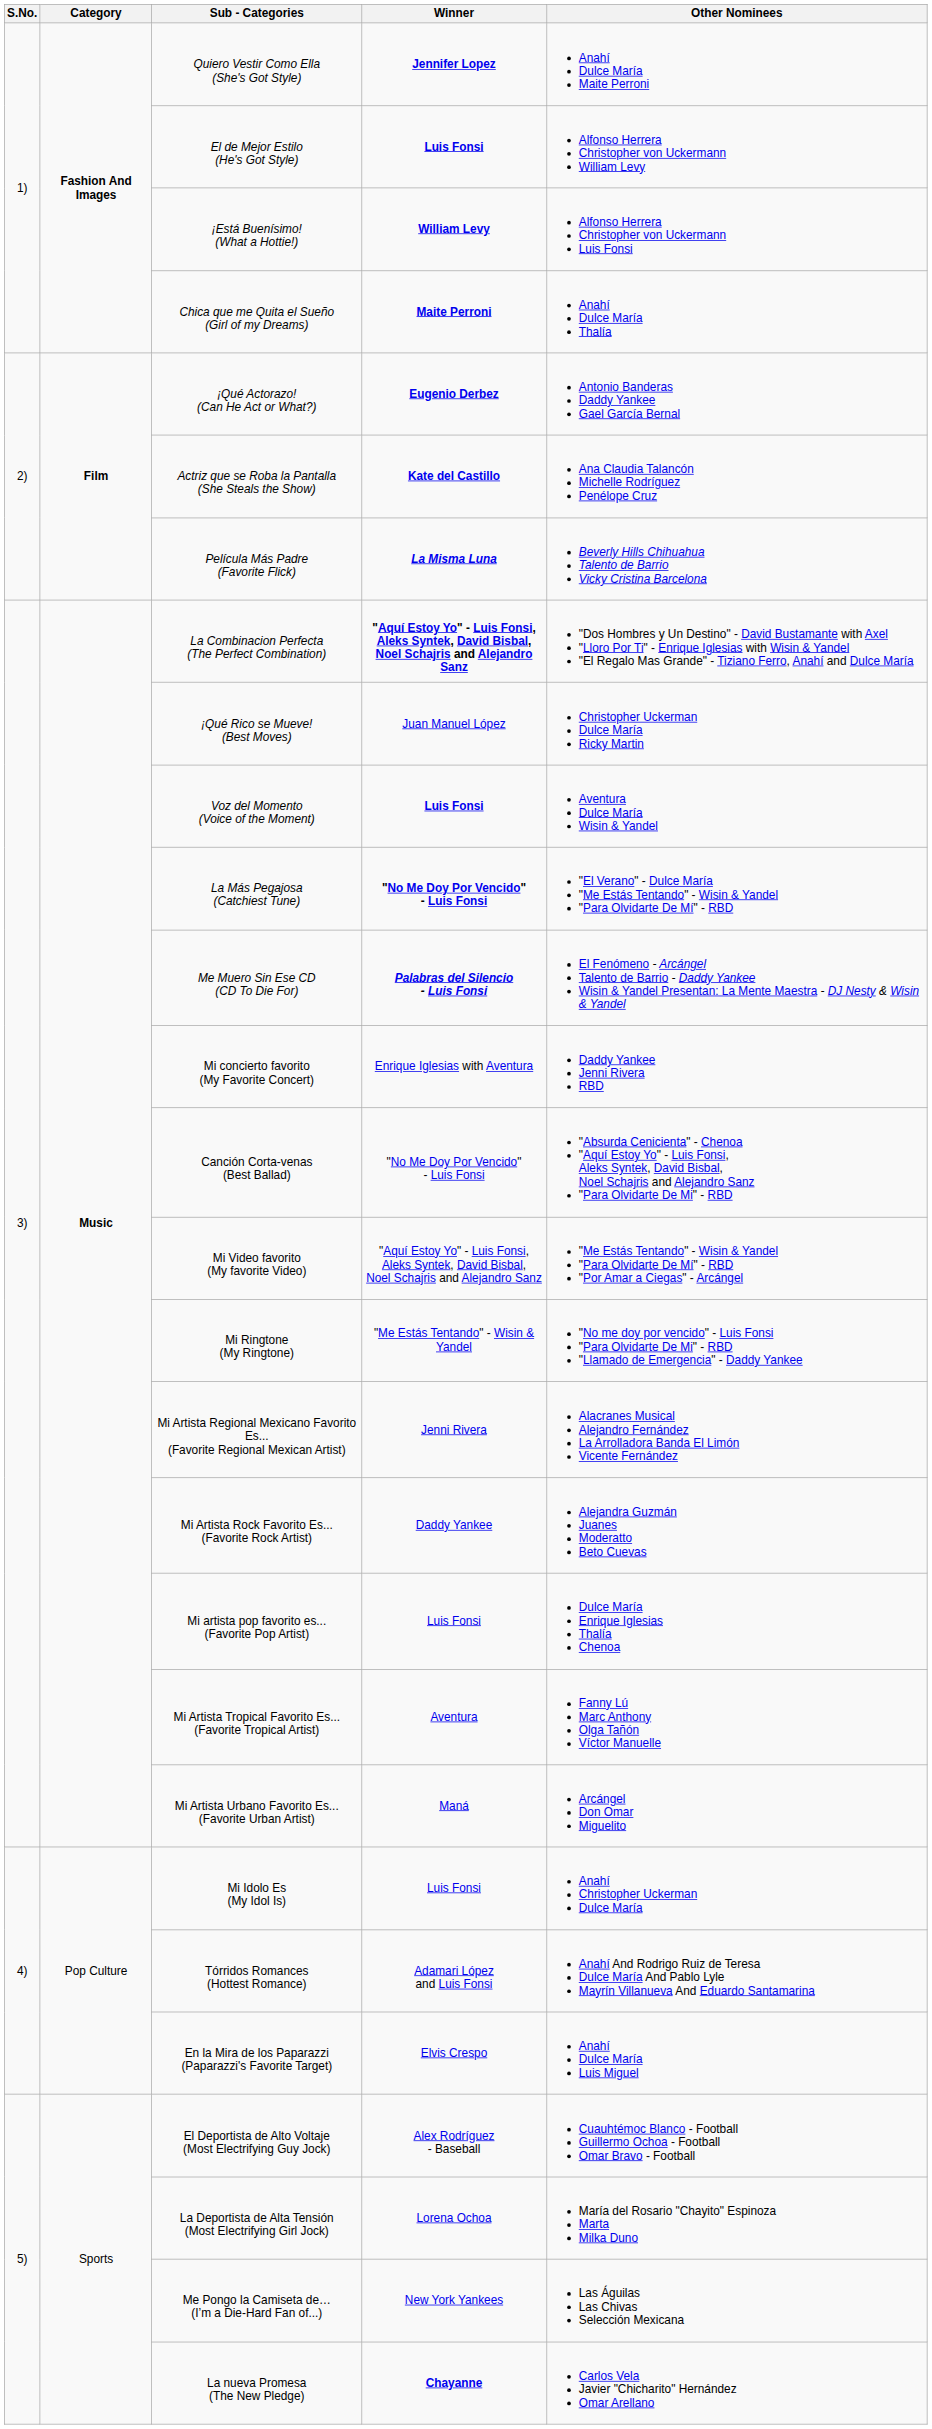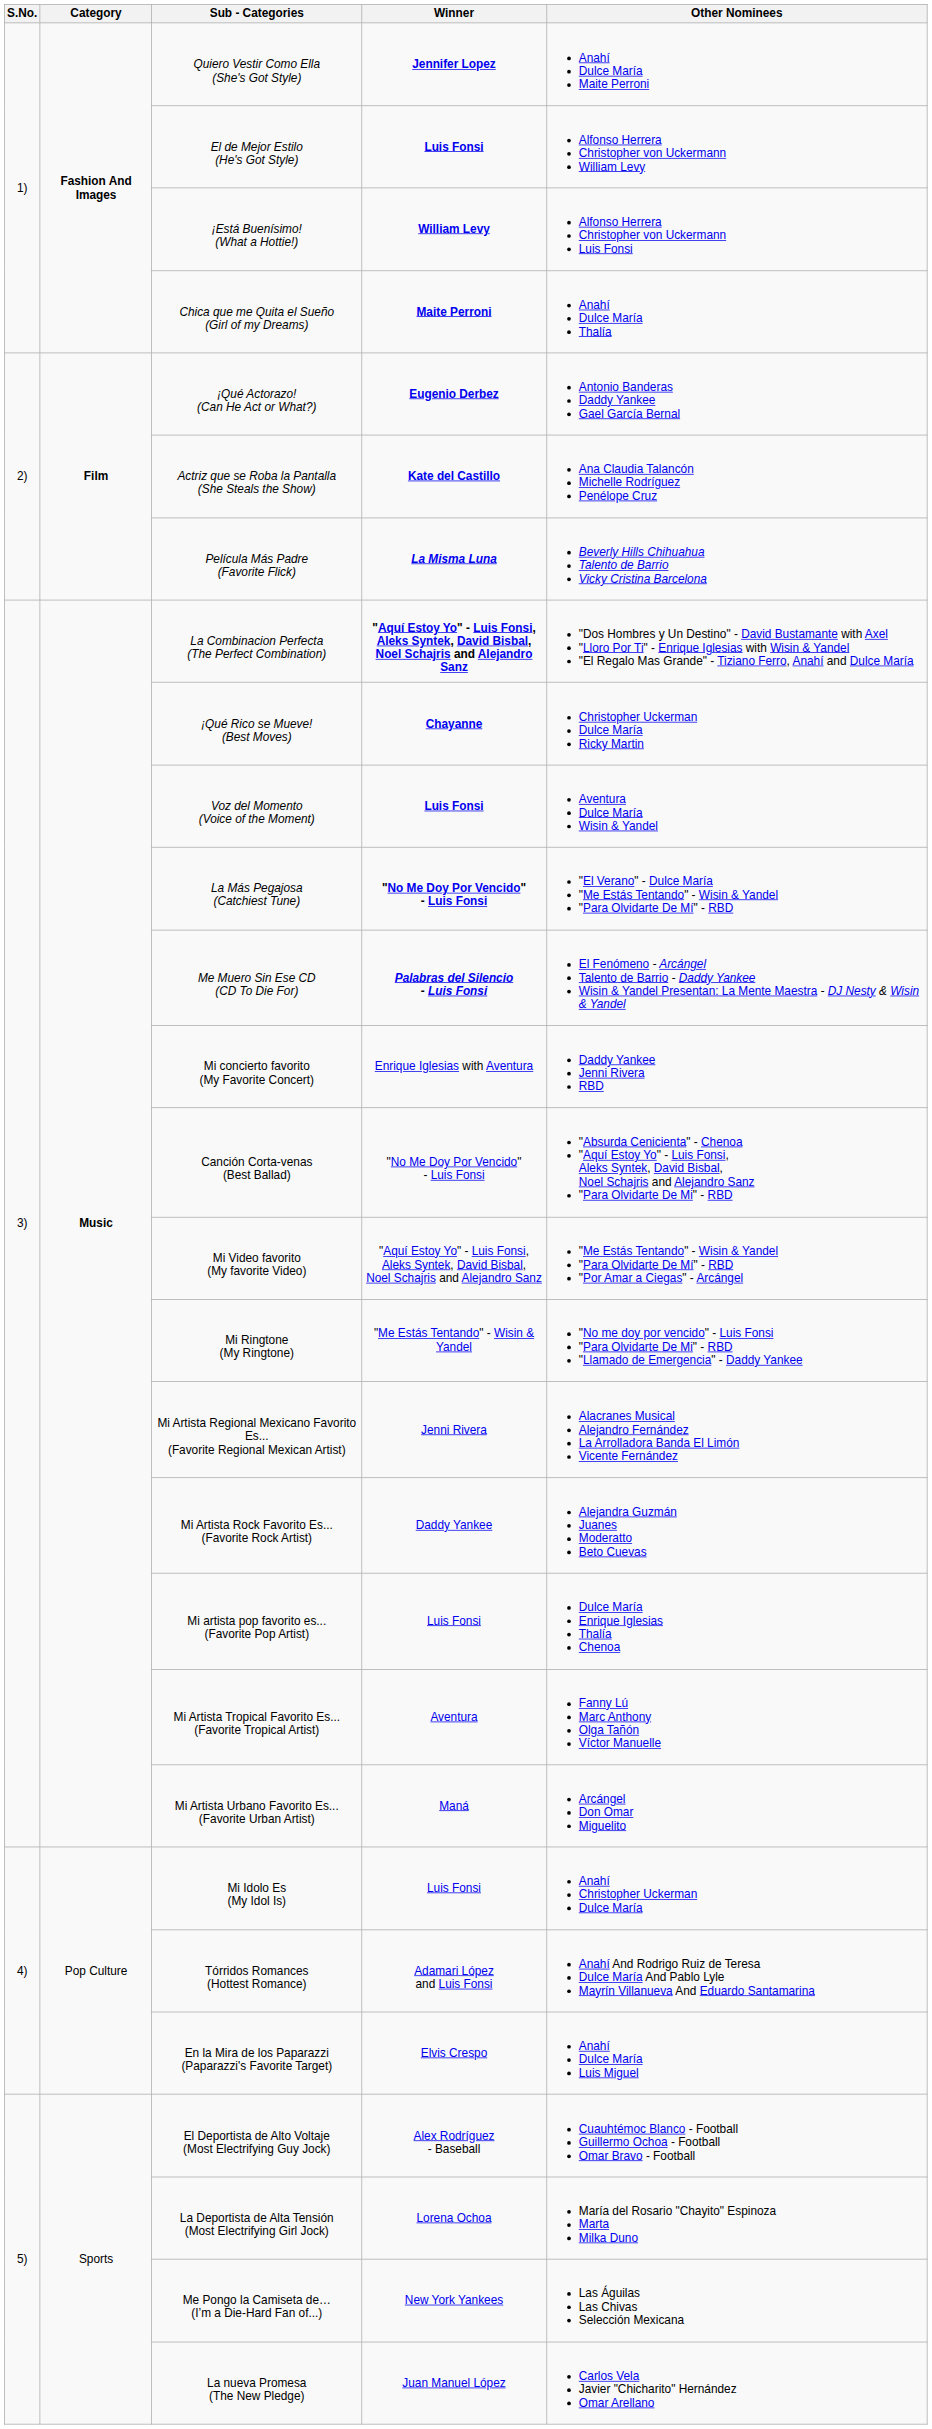(454, 723) Juan Manuel López -> (454, 723) Chayanne
(454, 2382) Chayanne -> (454, 2382) Juan Manuel López
